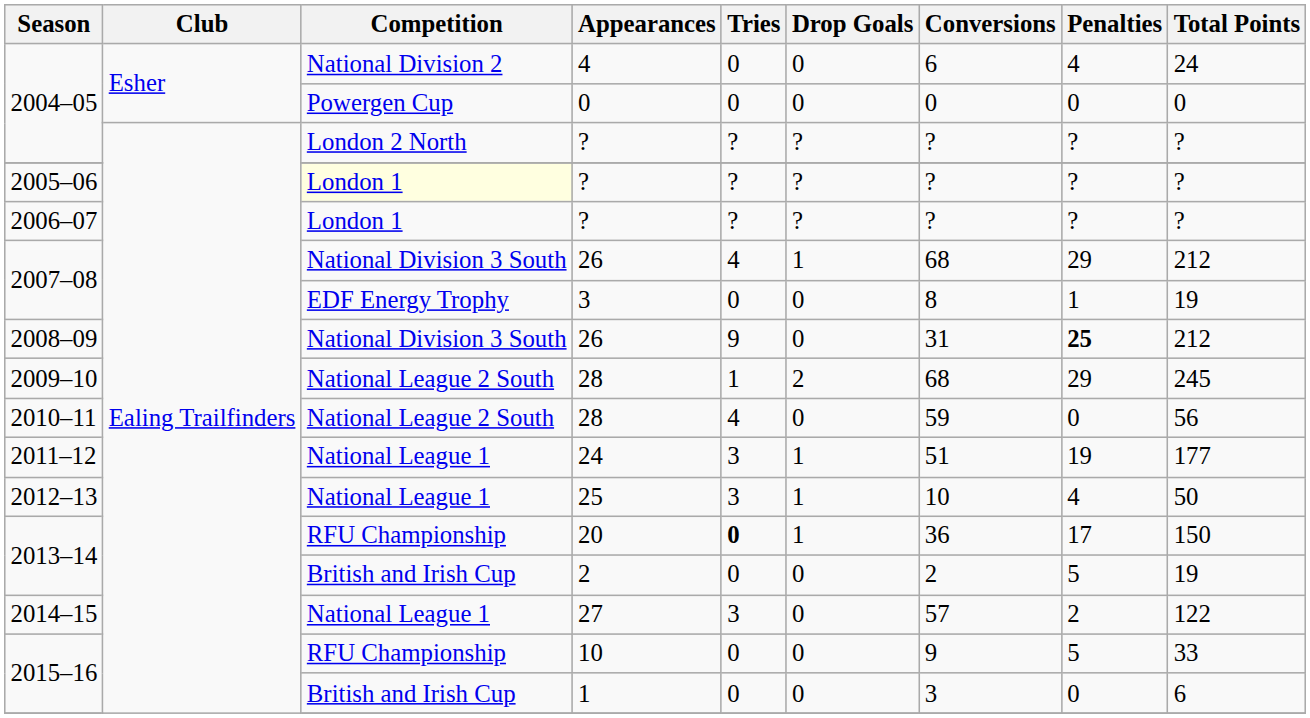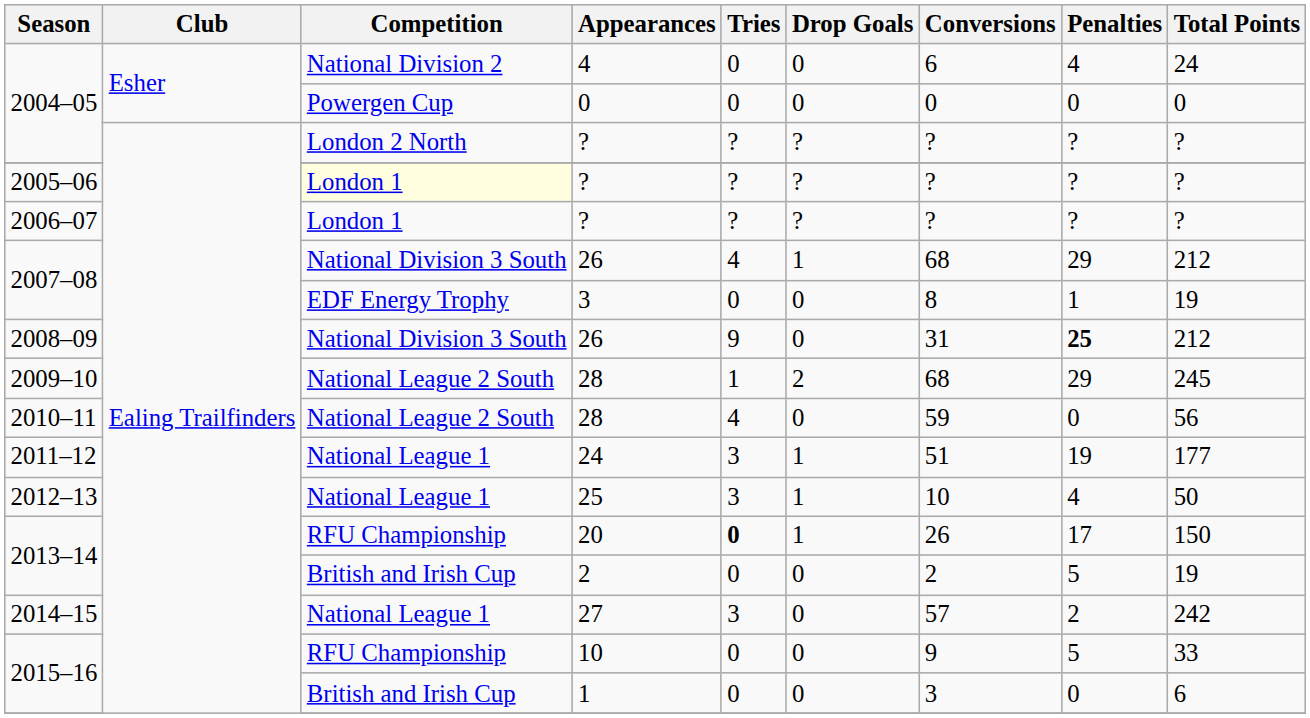(937, 535) 36 -> (937, 535) 26
(1192, 614) 122 -> (1192, 614) 242
